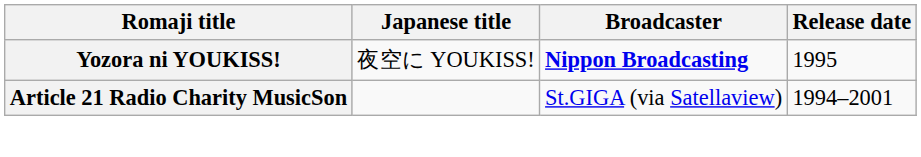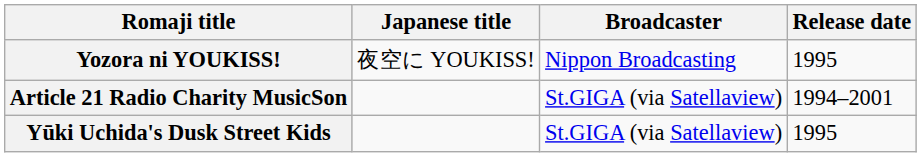(647, 59) bold -> (641, 59) normal
+ row: (178, 133)
